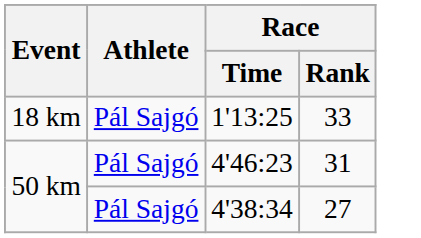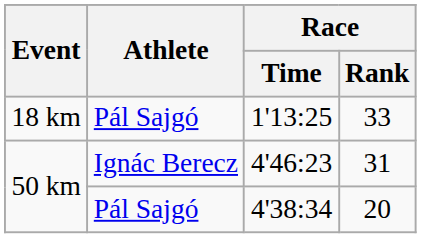(146, 163) Pál Sajgó -> (166, 163) Ignác Berecz
(338, 209) 27 -> (377, 209) 20
